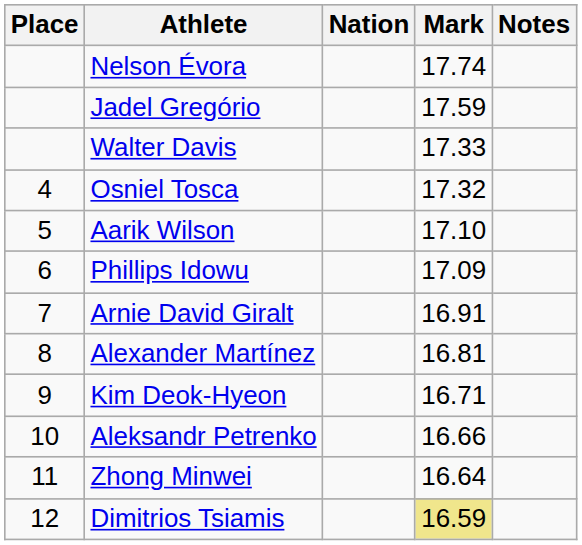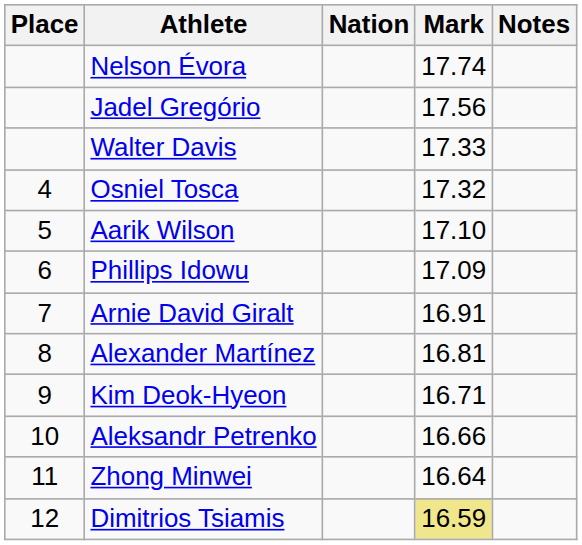(454, 107) 17.59 -> (454, 107) 17.56
